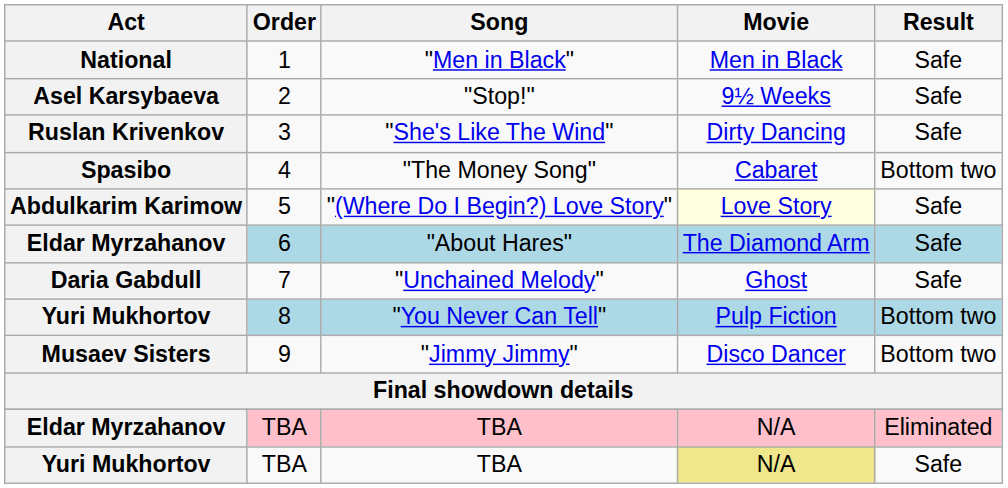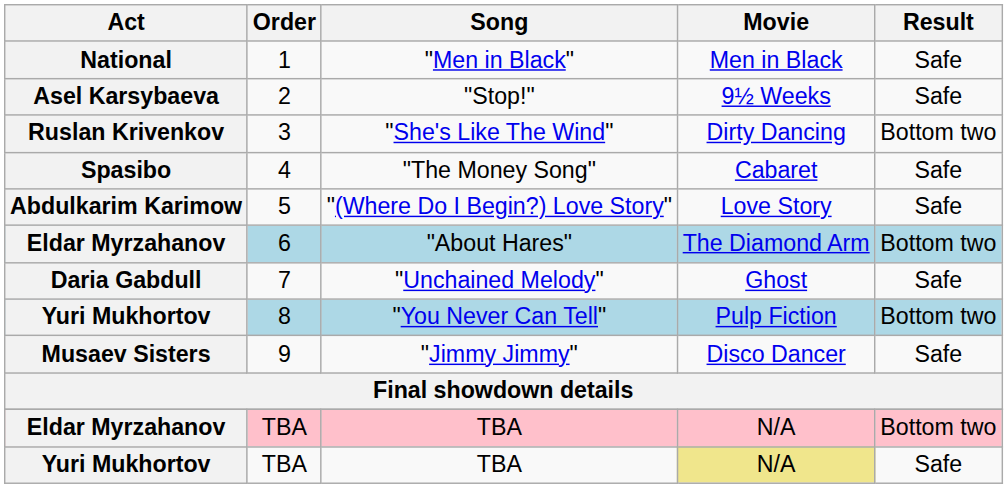(938, 133) Safe -> (938, 133) Bottom two
(938, 170) Bottom two -> (938, 170) Safe
(776, 206) lightyellow background -> (776, 206) no background
(938, 243) Safe -> (938, 243) Bottom two
(938, 354) Bottom two -> (938, 354) Safe
(938, 427) Eliminated -> (938, 427) Bottom two
